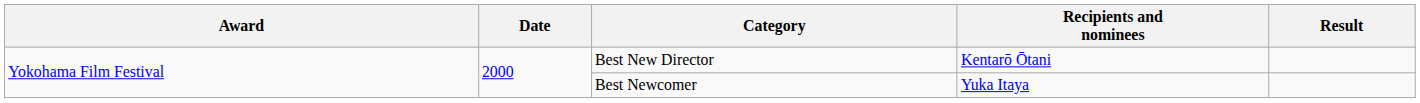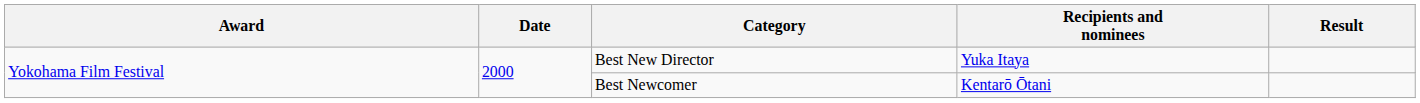(1006, 60) Kentarō Ōtani -> (995, 60) Yuka Itaya
(995, 85) Yuka Itaya -> (1006, 85) Kentarō Ōtani
